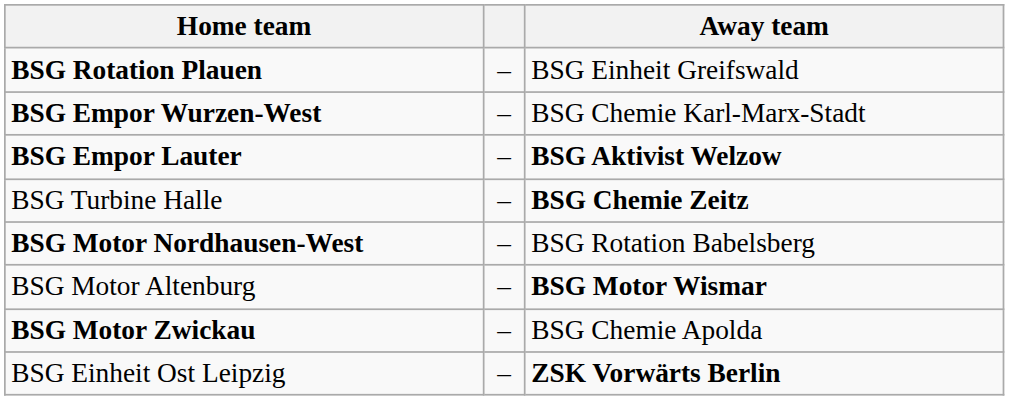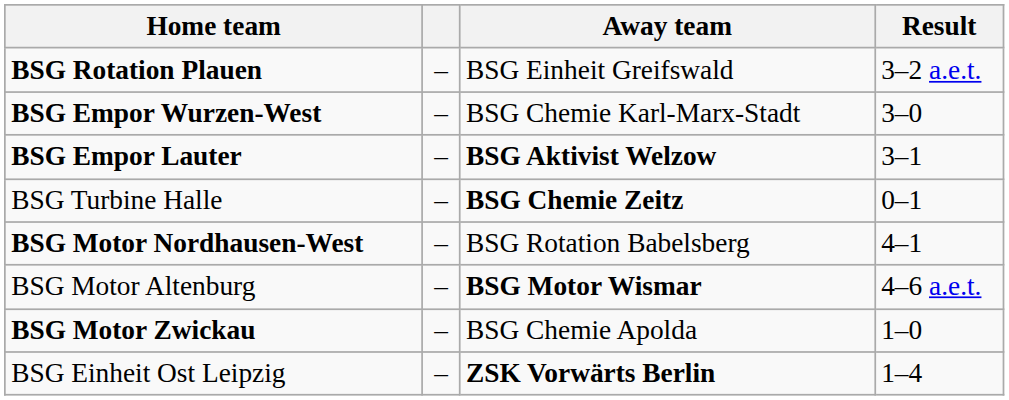+ column: (939, 26)
